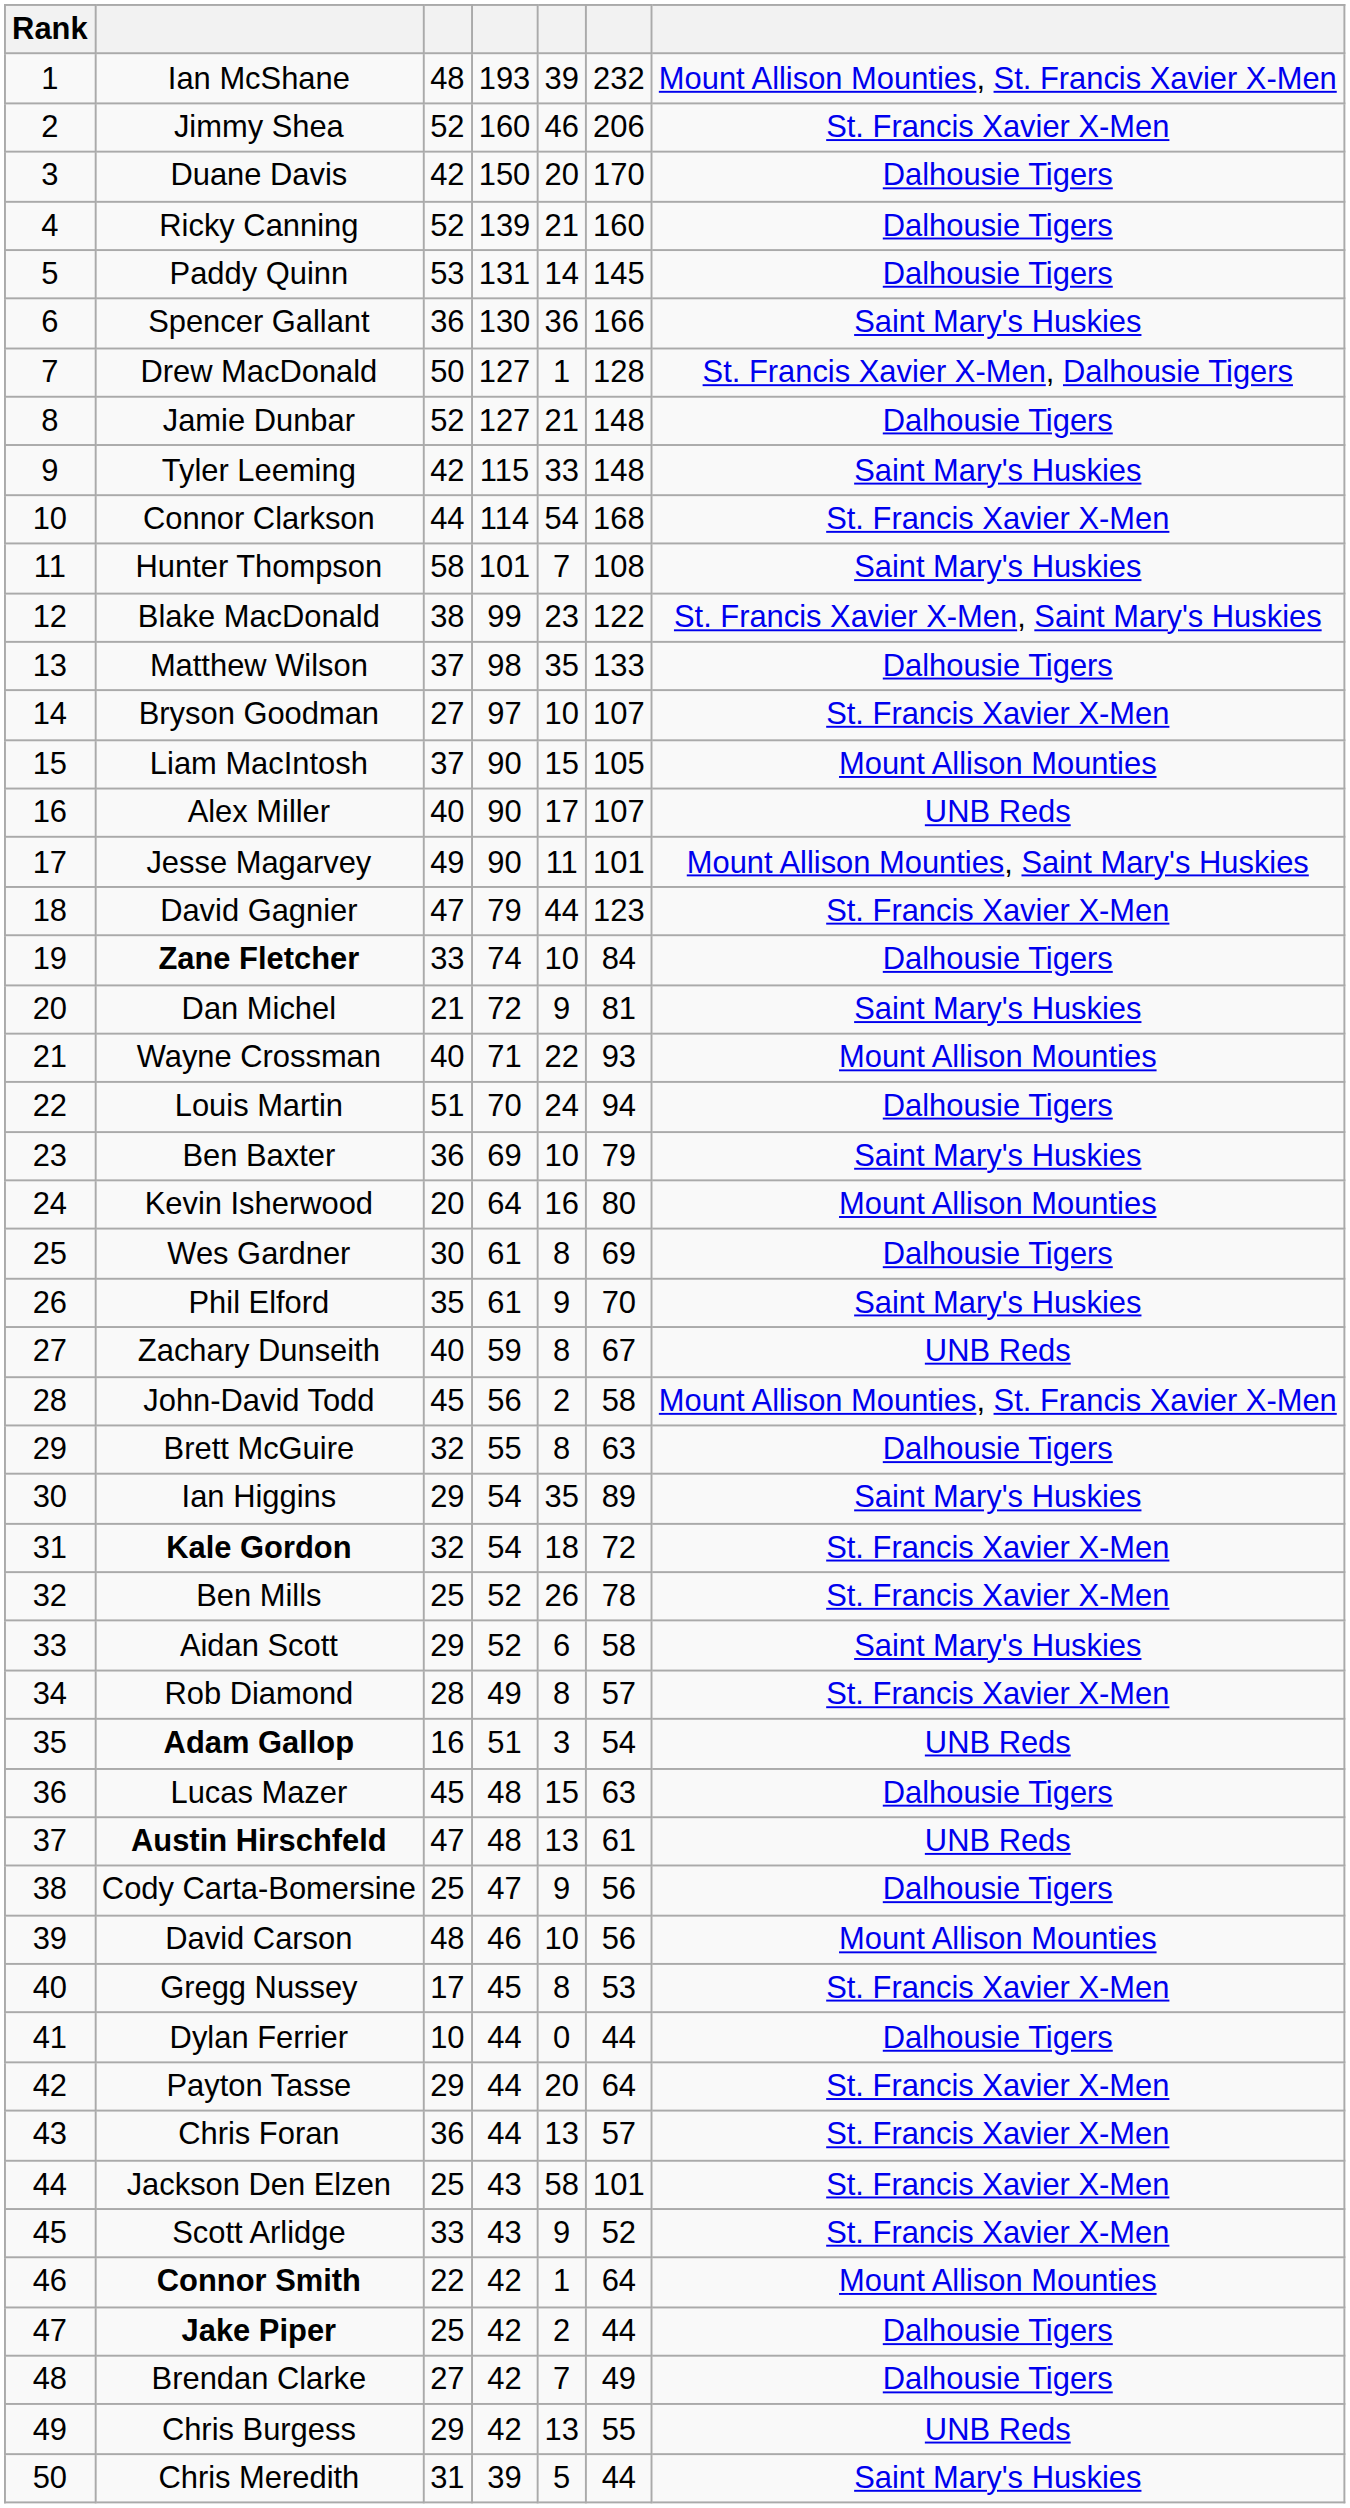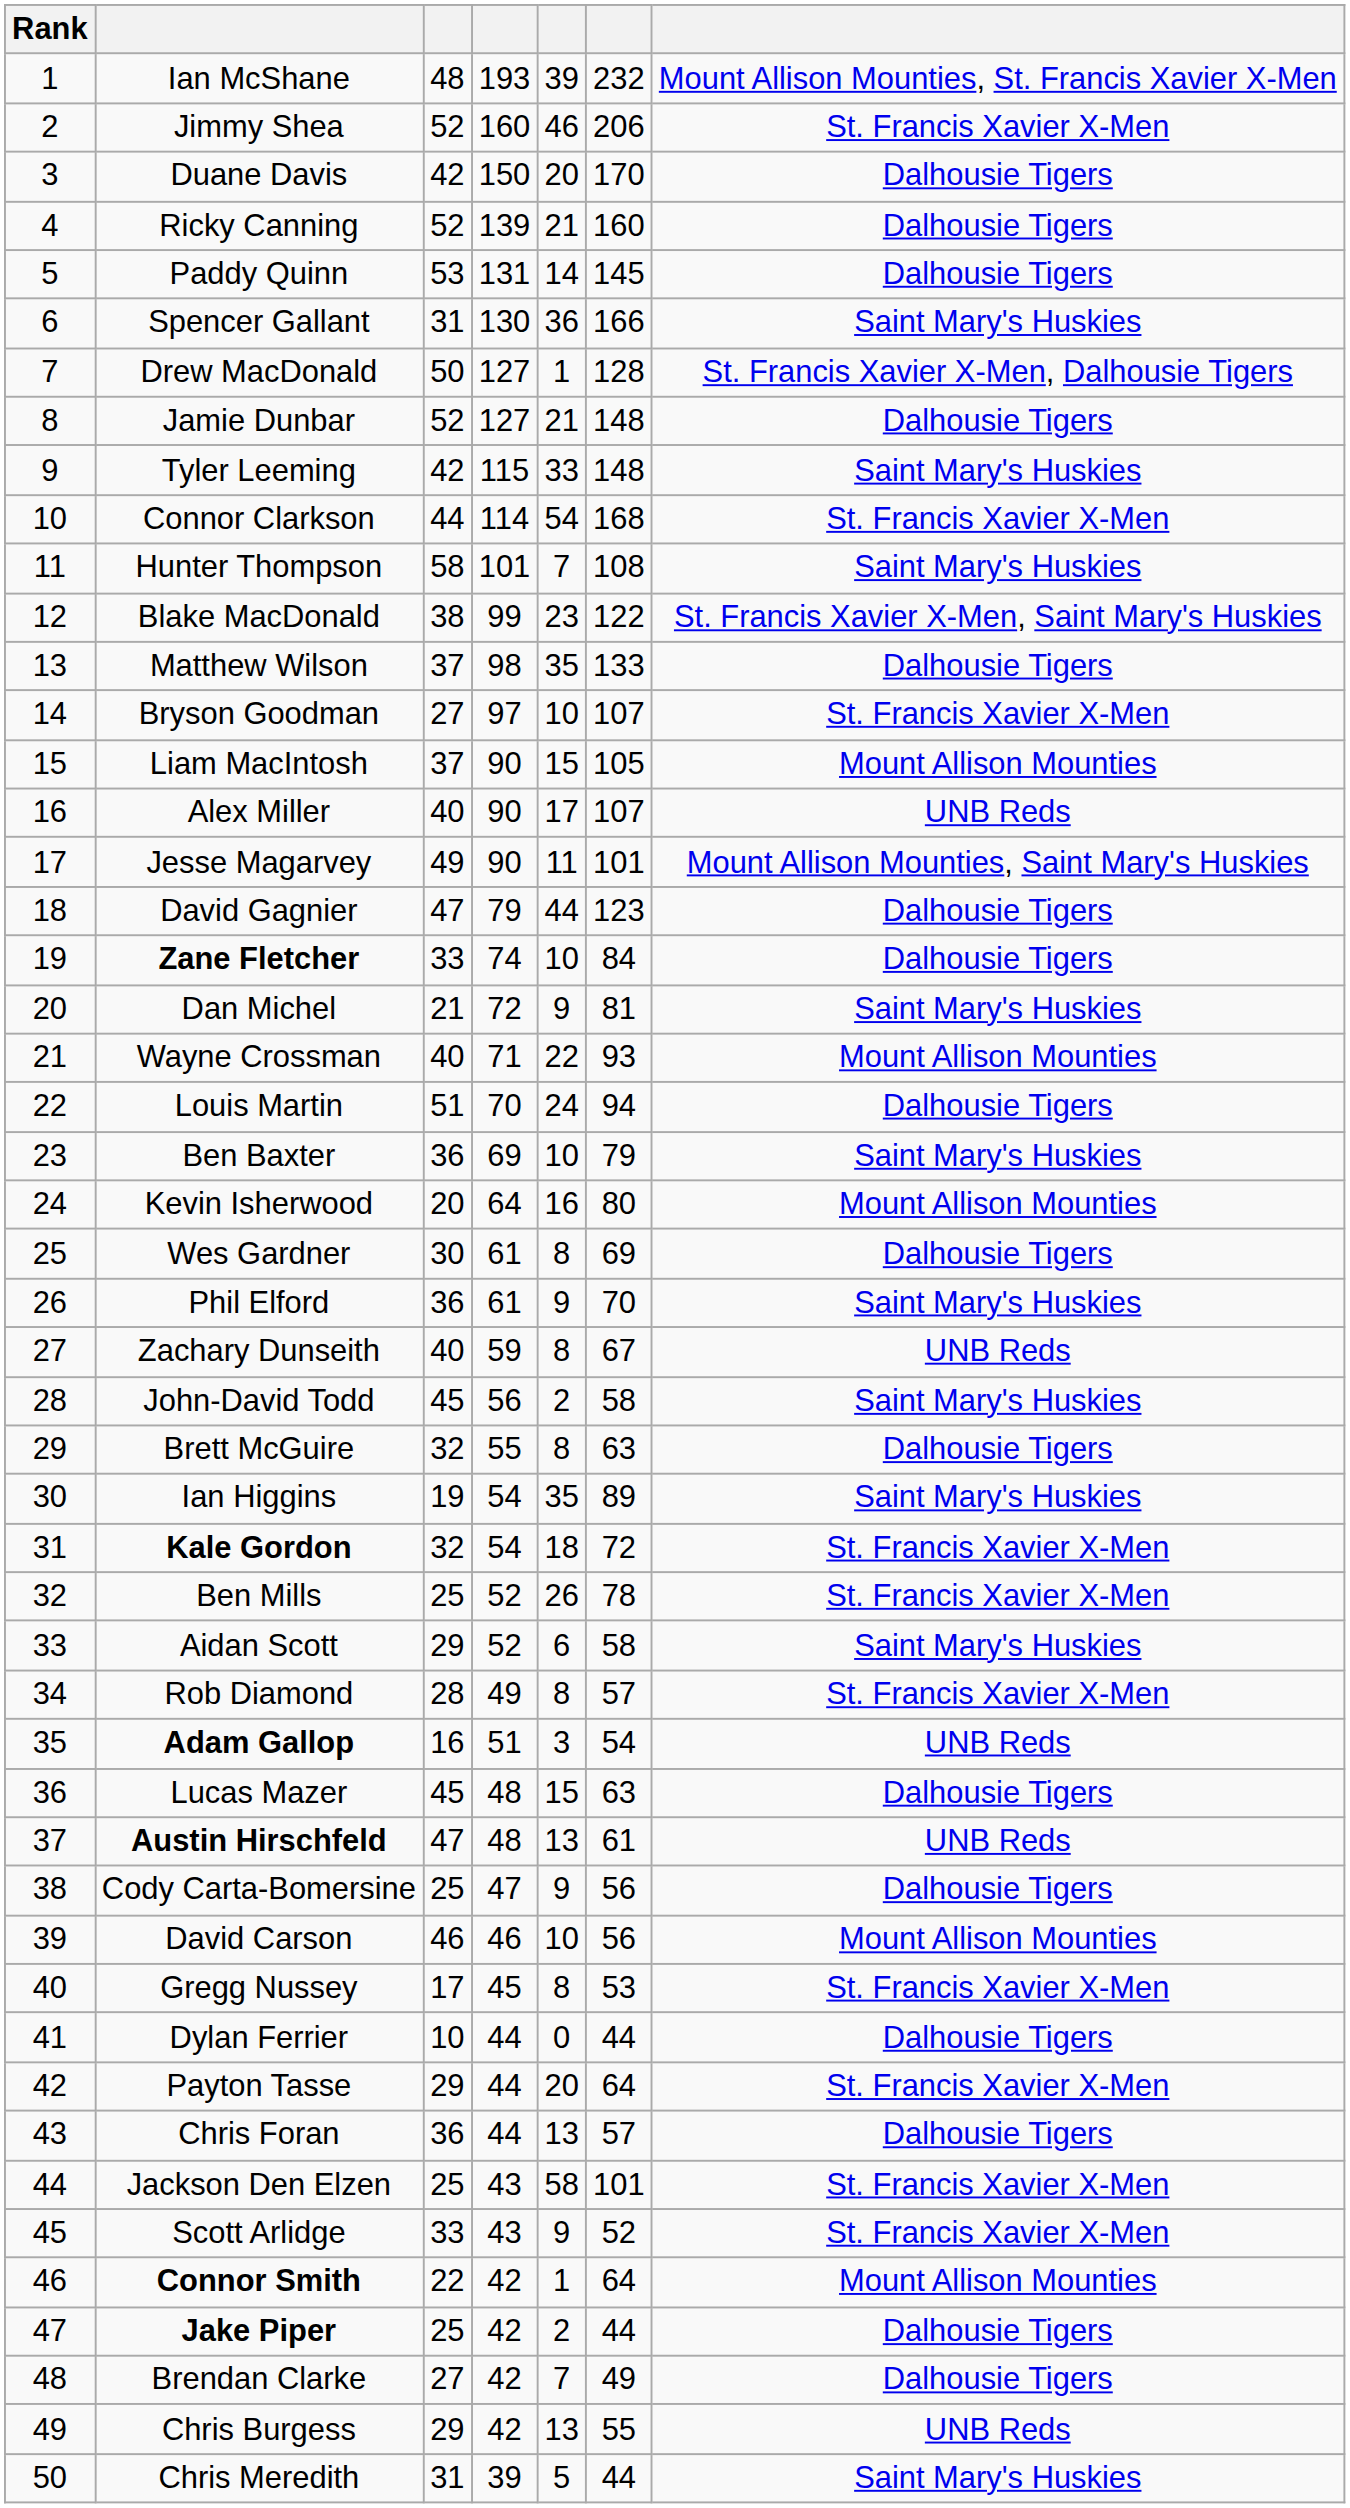(447, 322) 36 -> (447, 322) 31
(998, 910) St. Francis Xavier X-Men -> (998, 910) Dalhousie Tigers
(447, 1302) 35 -> (447, 1302) 36
(998, 1400) Mount Allison Mounties, St. Francis Xavier X-Men -> (998, 1400) Saint Mary's Huskies
(447, 1498) 29 -> (447, 1498) 19
(447, 1938) 48 -> (447, 1938) 46
(998, 2134) St. Francis Xavier X-Men -> (998, 2134) Dalhousie Tigers
